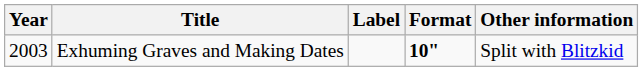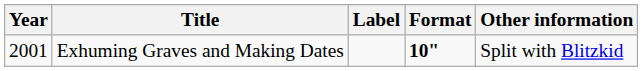(28, 50) 2003 -> (28, 50) 2001
